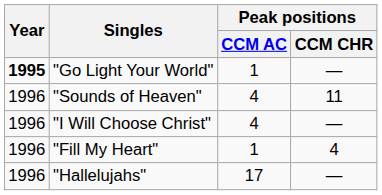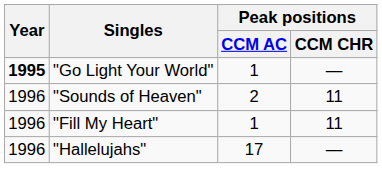(254, 96) 4 -> (254, 96) 2
- row: (132, 123)
(334, 149) 4 -> (334, 123) 11
